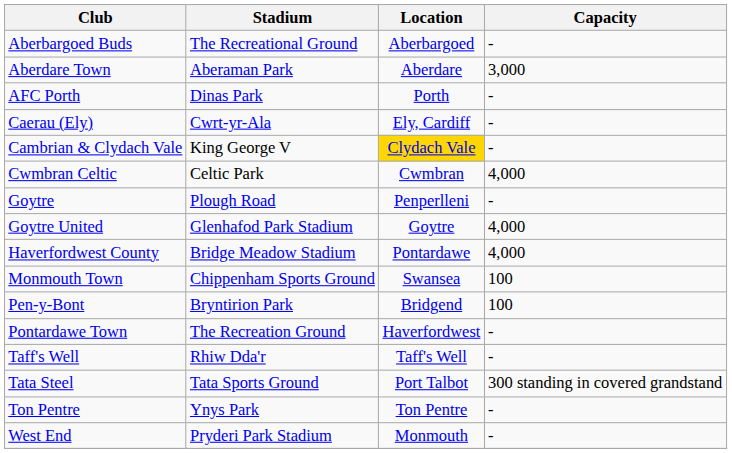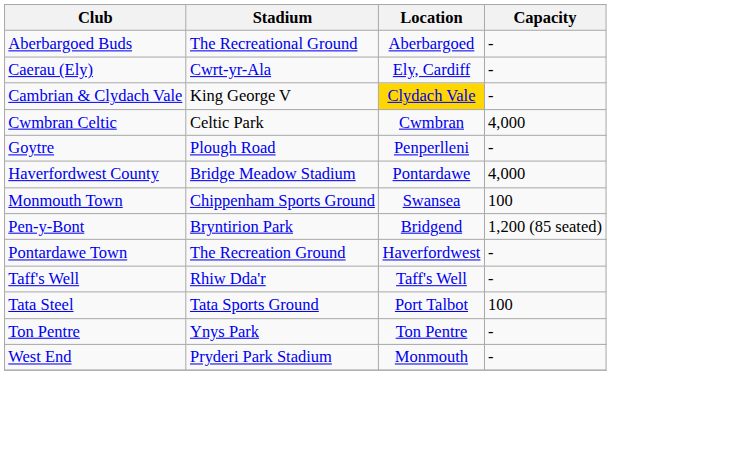- row: (60, 69)
- row: (44, 95)
- row: (56, 226)
(500, 305) 100 -> (545, 226) 1,200 (85 seated)
(605, 383) 300 standing in covered grandstand -> (500, 305) 100
